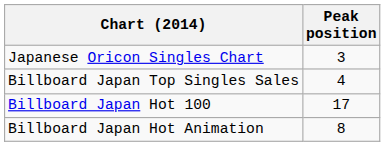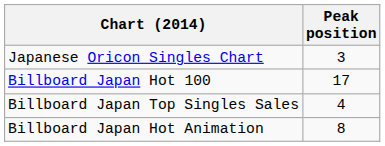rows swapped: (109, 105) <-> (154, 81)
